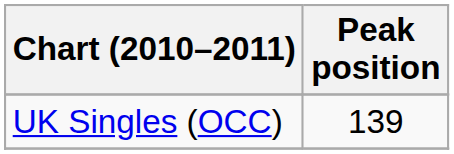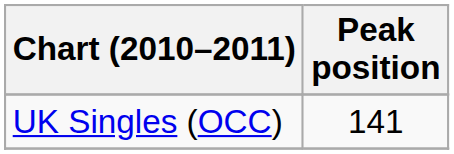(376, 121) 139 -> (376, 121) 141
